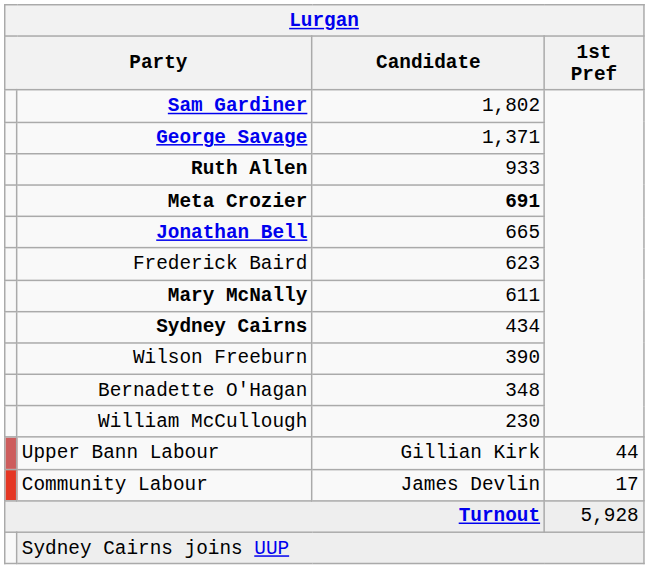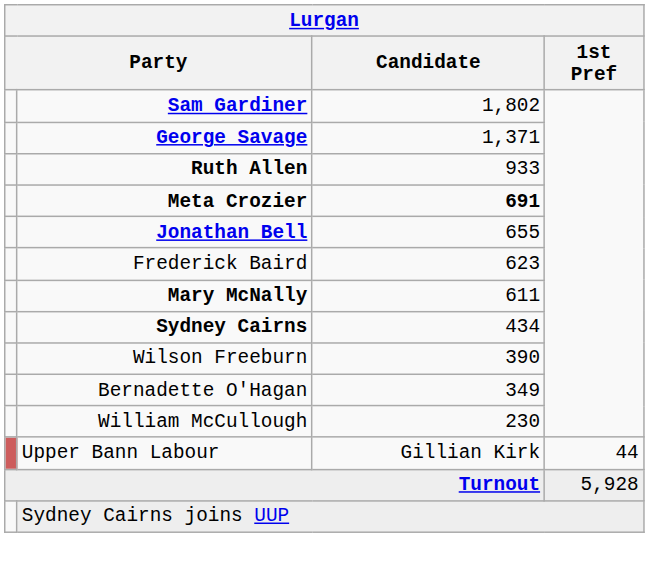(523, 232) 665 -> (523, 232) 655
(523, 390) 348 -> (523, 390) 349
- row: (115, 485)
